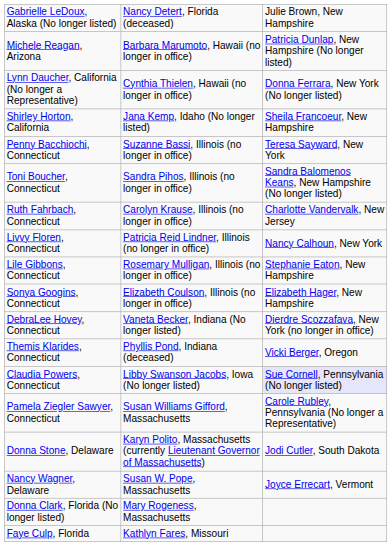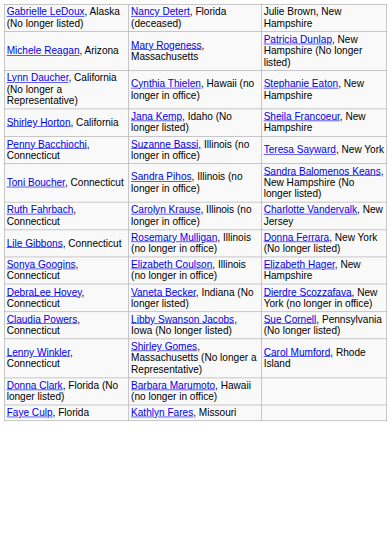(192, 51) Barbara Marumoto, Hawaii (no longer in office) -> (168, 51) Mary Rogeness, Massachusetts
(322, 89) Donna Ferrara, New York (No longer listed) -> (314, 89) Stephanie Eaton, New Hampshire
- row: (35, 243)
(315, 270) Stephanie Eaton, New Hampshire -> (321, 243) Donna Ferrara, New York (No longer listed)
- row: (44, 352)
(324, 380) lavender background -> (323, 325) no background
- row: (60, 413)
+ row: (40, 358)
- row: (60, 451)
- row: (41, 484)
(160, 512) Mary Rogeness, Massachusetts -> (191, 391) Barbara Marumoto, Hawaii (no longer in office)
